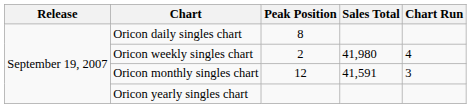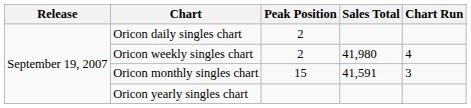(300, 34) 8 -> (300, 34) 2
(300, 73) 12 -> (300, 73) 15
